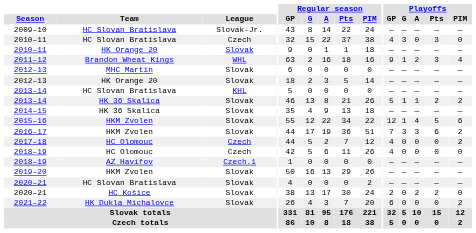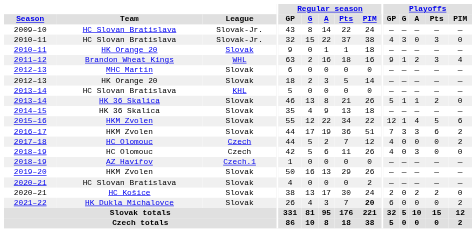(240, 40) Czech -> (240, 40) Slovak-Jr.
(460, 101) 2 -> (460, 101) 0
(417, 152) 0 -> (417, 152) 3
(370, 203) normal -> (370, 203) bold
